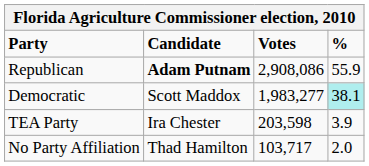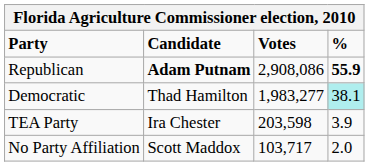(346, 69) normal -> (346, 69) bold
(194, 95) Scott Maddox -> (198, 95) Thad Hamilton
(198, 148) Thad Hamilton -> (194, 148) Scott Maddox
